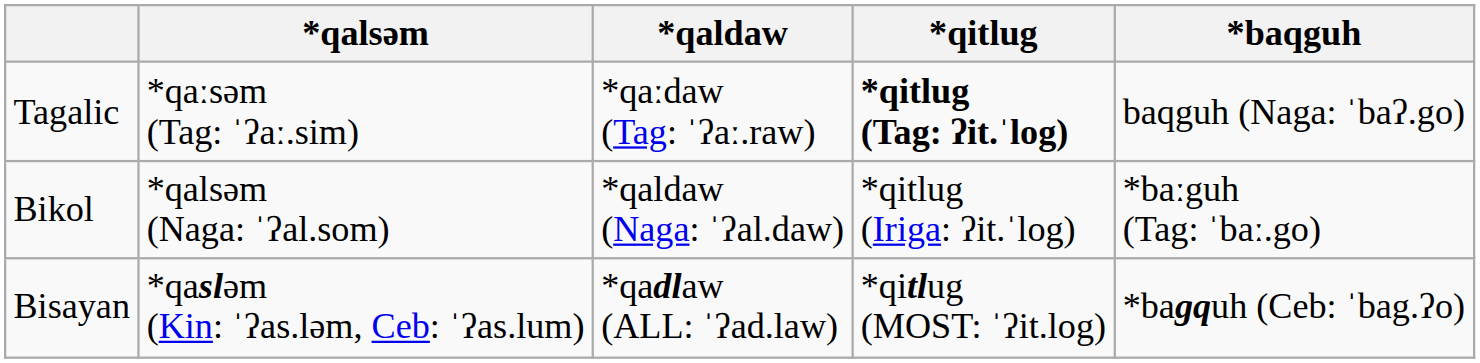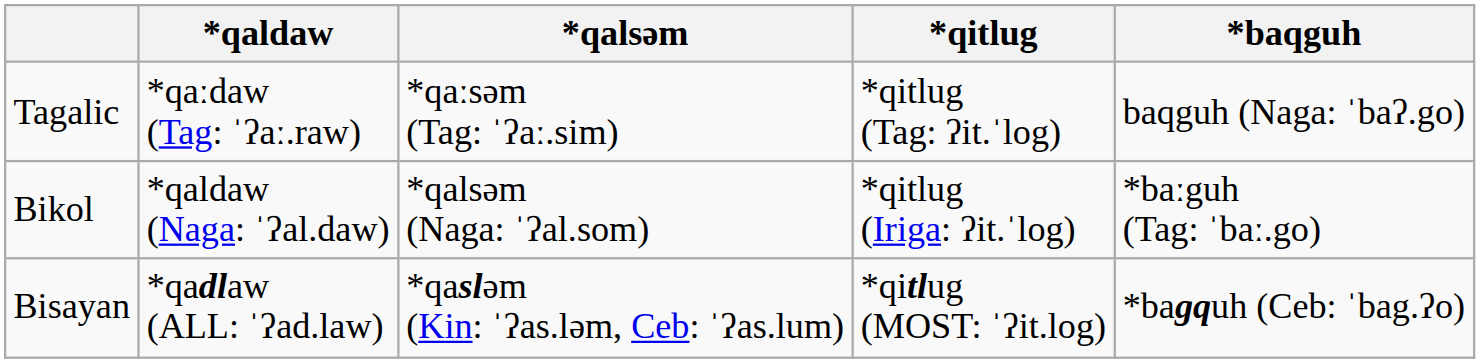columns swapped: (723, 33) <-> (366, 33)
(965, 110) bold -> (961, 110) normal
